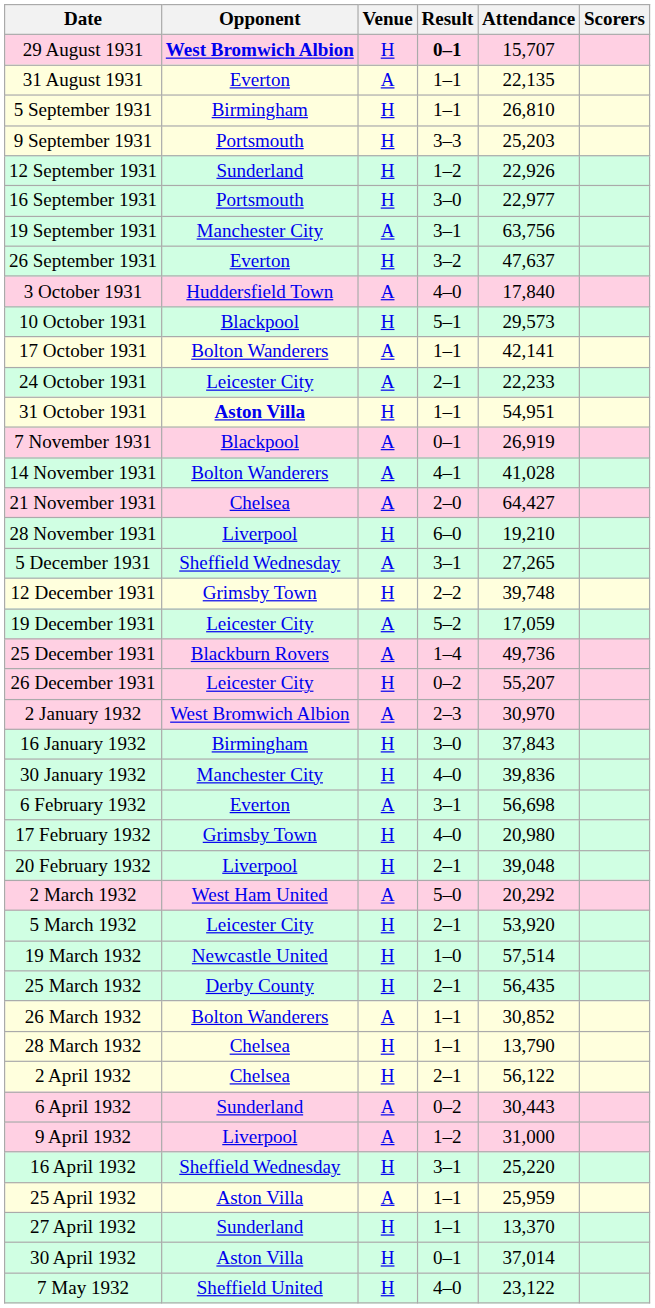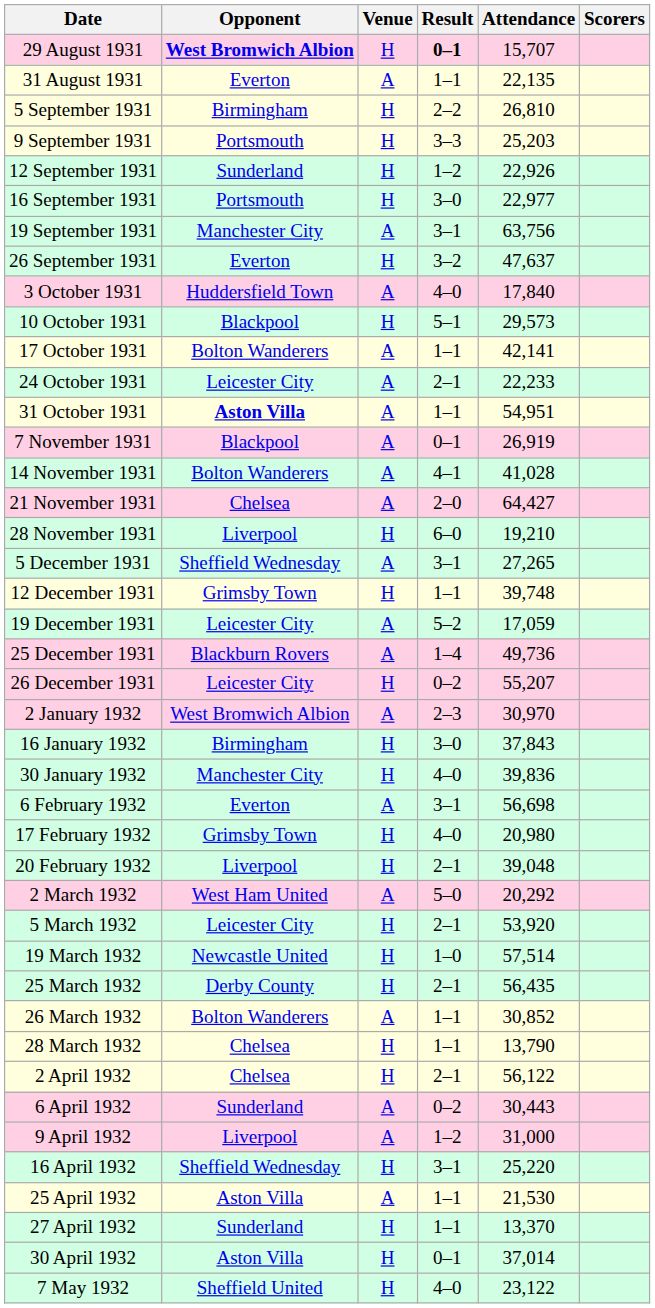(447, 110) 1–1 -> (447, 110) 2–2
(388, 412) H -> (388, 412) A
(447, 593) 2–2 -> (447, 593) 1–1
(529, 1197) 25,959 -> (529, 1197) 21,530
